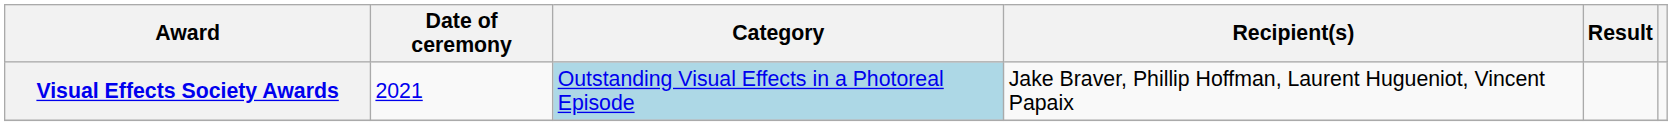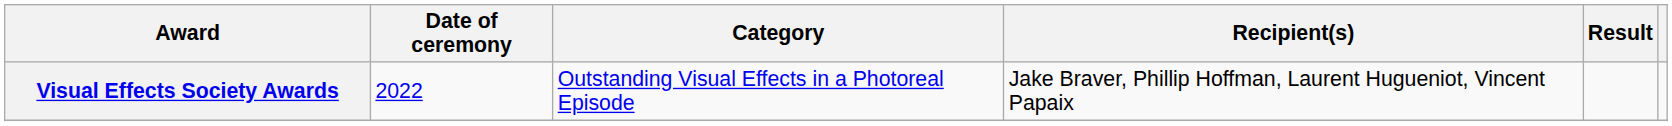(399, 91) 2021 -> (399, 91) 2022
(751, 91) lightblue background -> (751, 91) no background
